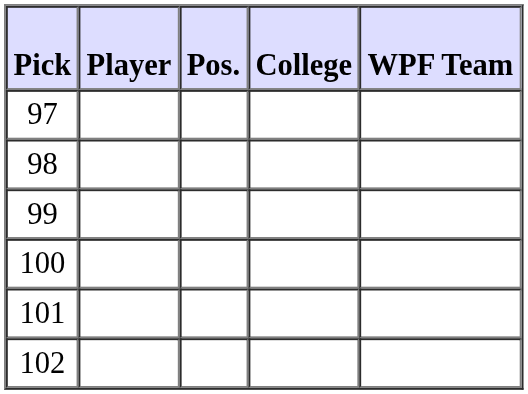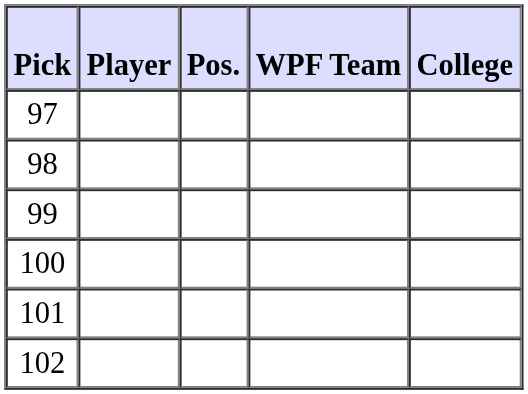columns swapped: (440, 64) <-> (304, 64)
